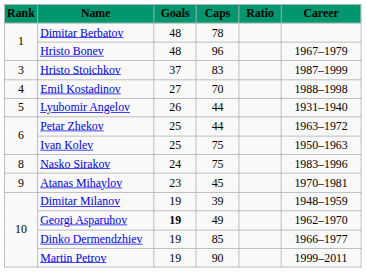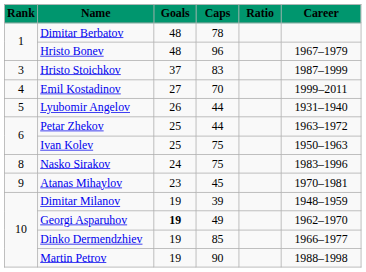(321, 88) 1988–1998 -> (321, 88) 1999–2011
(321, 257) 1999–2011 -> (321, 257) 1988–1998
